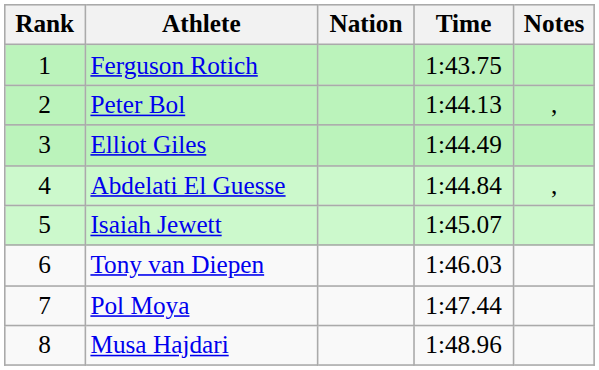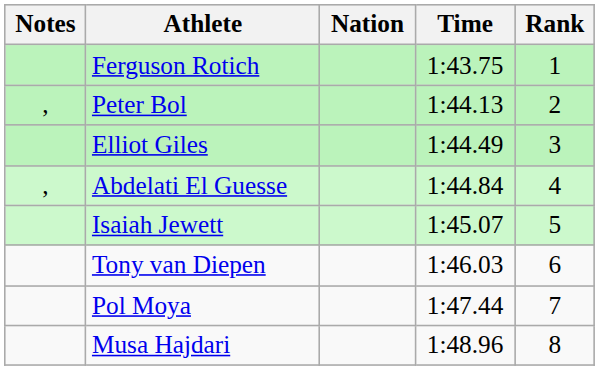columns swapped: (45, 24) <-> (554, 24)
